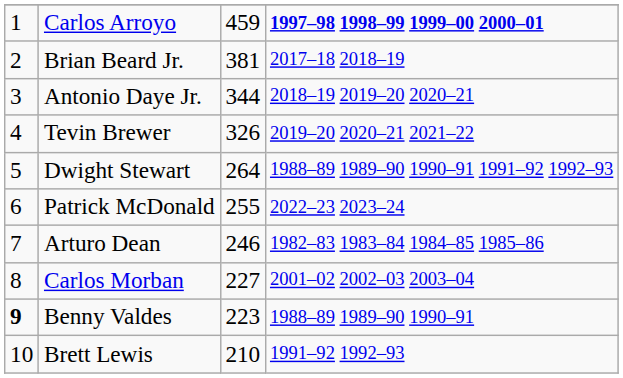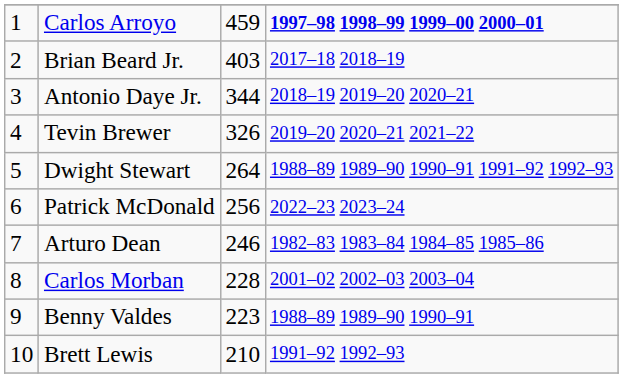(243, 59) 381 -> (243, 59) 403
(243, 206) 255 -> (243, 206) 256
(243, 280) 227 -> (243, 280) 228
(16, 317) bold -> (16, 317) normal
